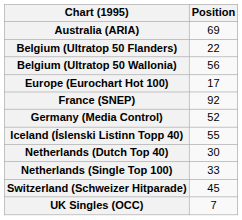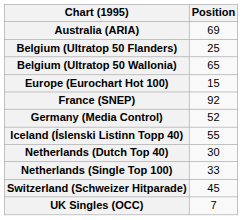(214, 48) 22 -> (214, 48) 25
(214, 65) 56 -> (214, 65) 65
(214, 83) 17 -> (214, 83) 15
